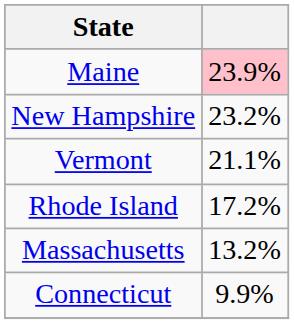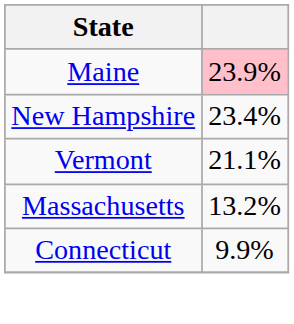(245, 116) 23.2% -> (245, 116) 23.4%
- row: (103, 205)
